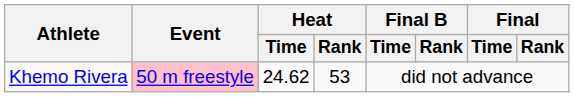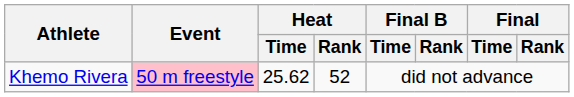(286, 77) 24.62 -> (286, 77) 25.62
(340, 77) 53 -> (340, 77) 52
